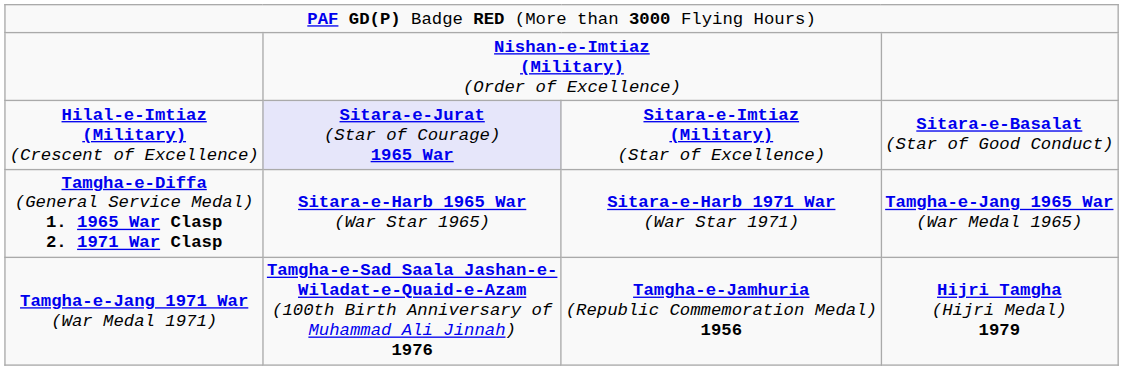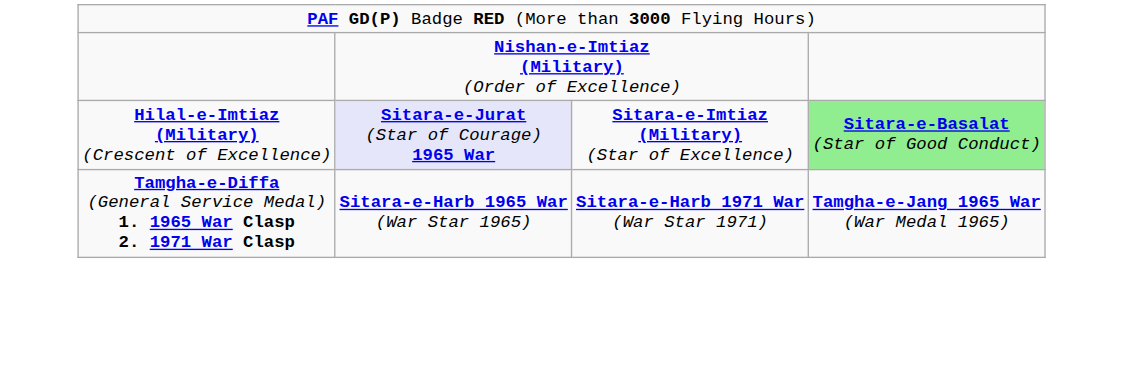(999, 135) no background -> (927, 135) lightgreen background
- row: (134, 311)
